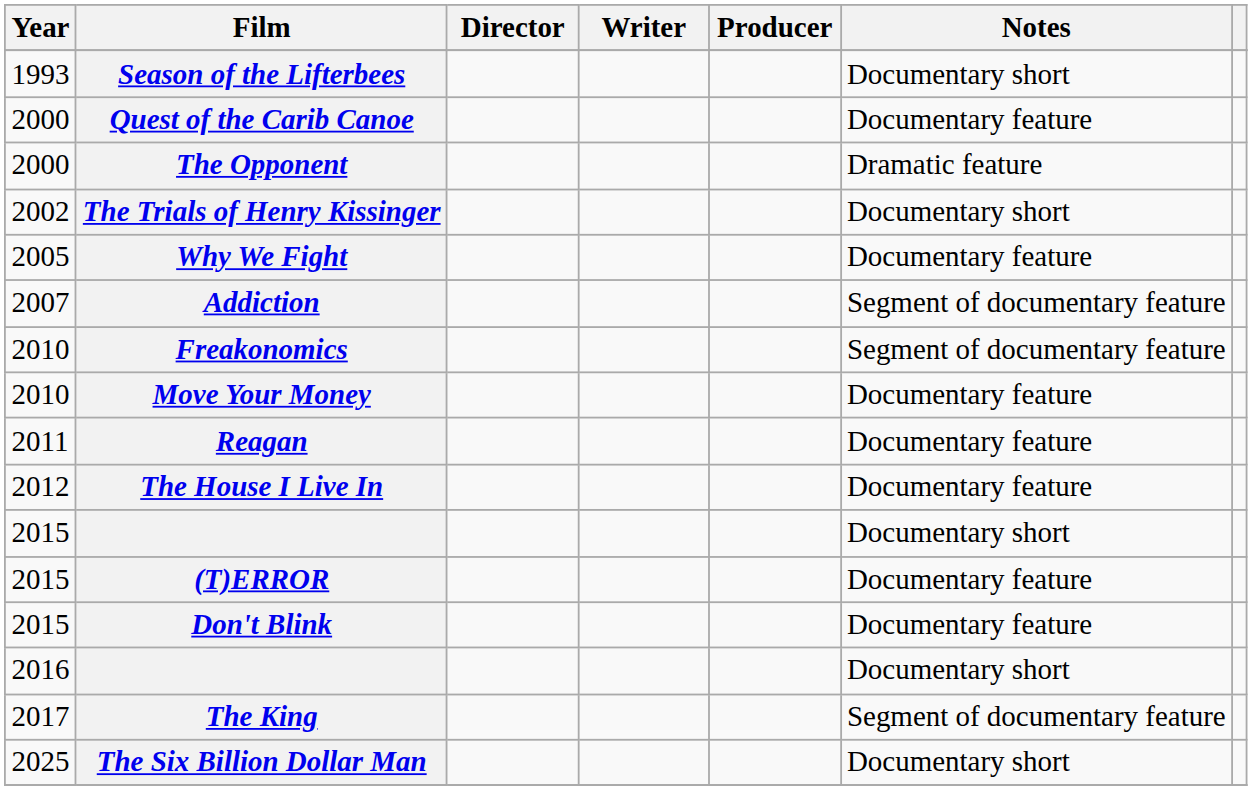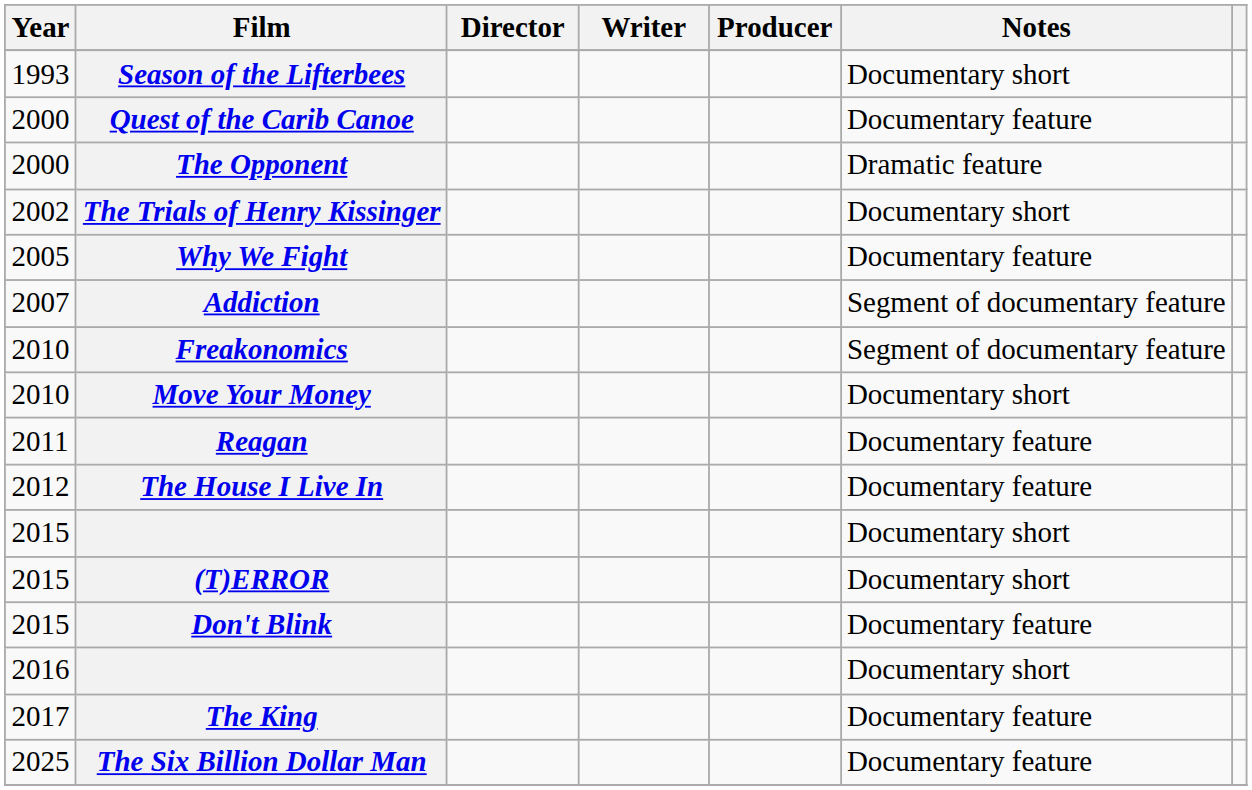(970, 394) Documentary feature -> (958, 394) Documentary short
(970, 578) Documentary feature -> (958, 578) Documentary short
(1036, 716) Segment of documentary feature -> (970, 716) Documentary feature
(958, 762) Documentary short -> (970, 762) Documentary feature
